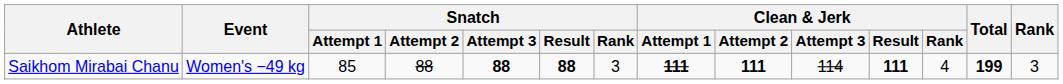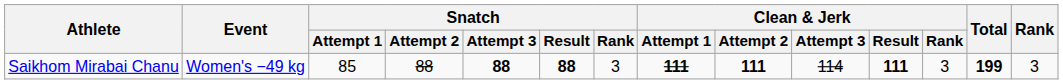(945, 67) 4 -> (945, 67) 3
